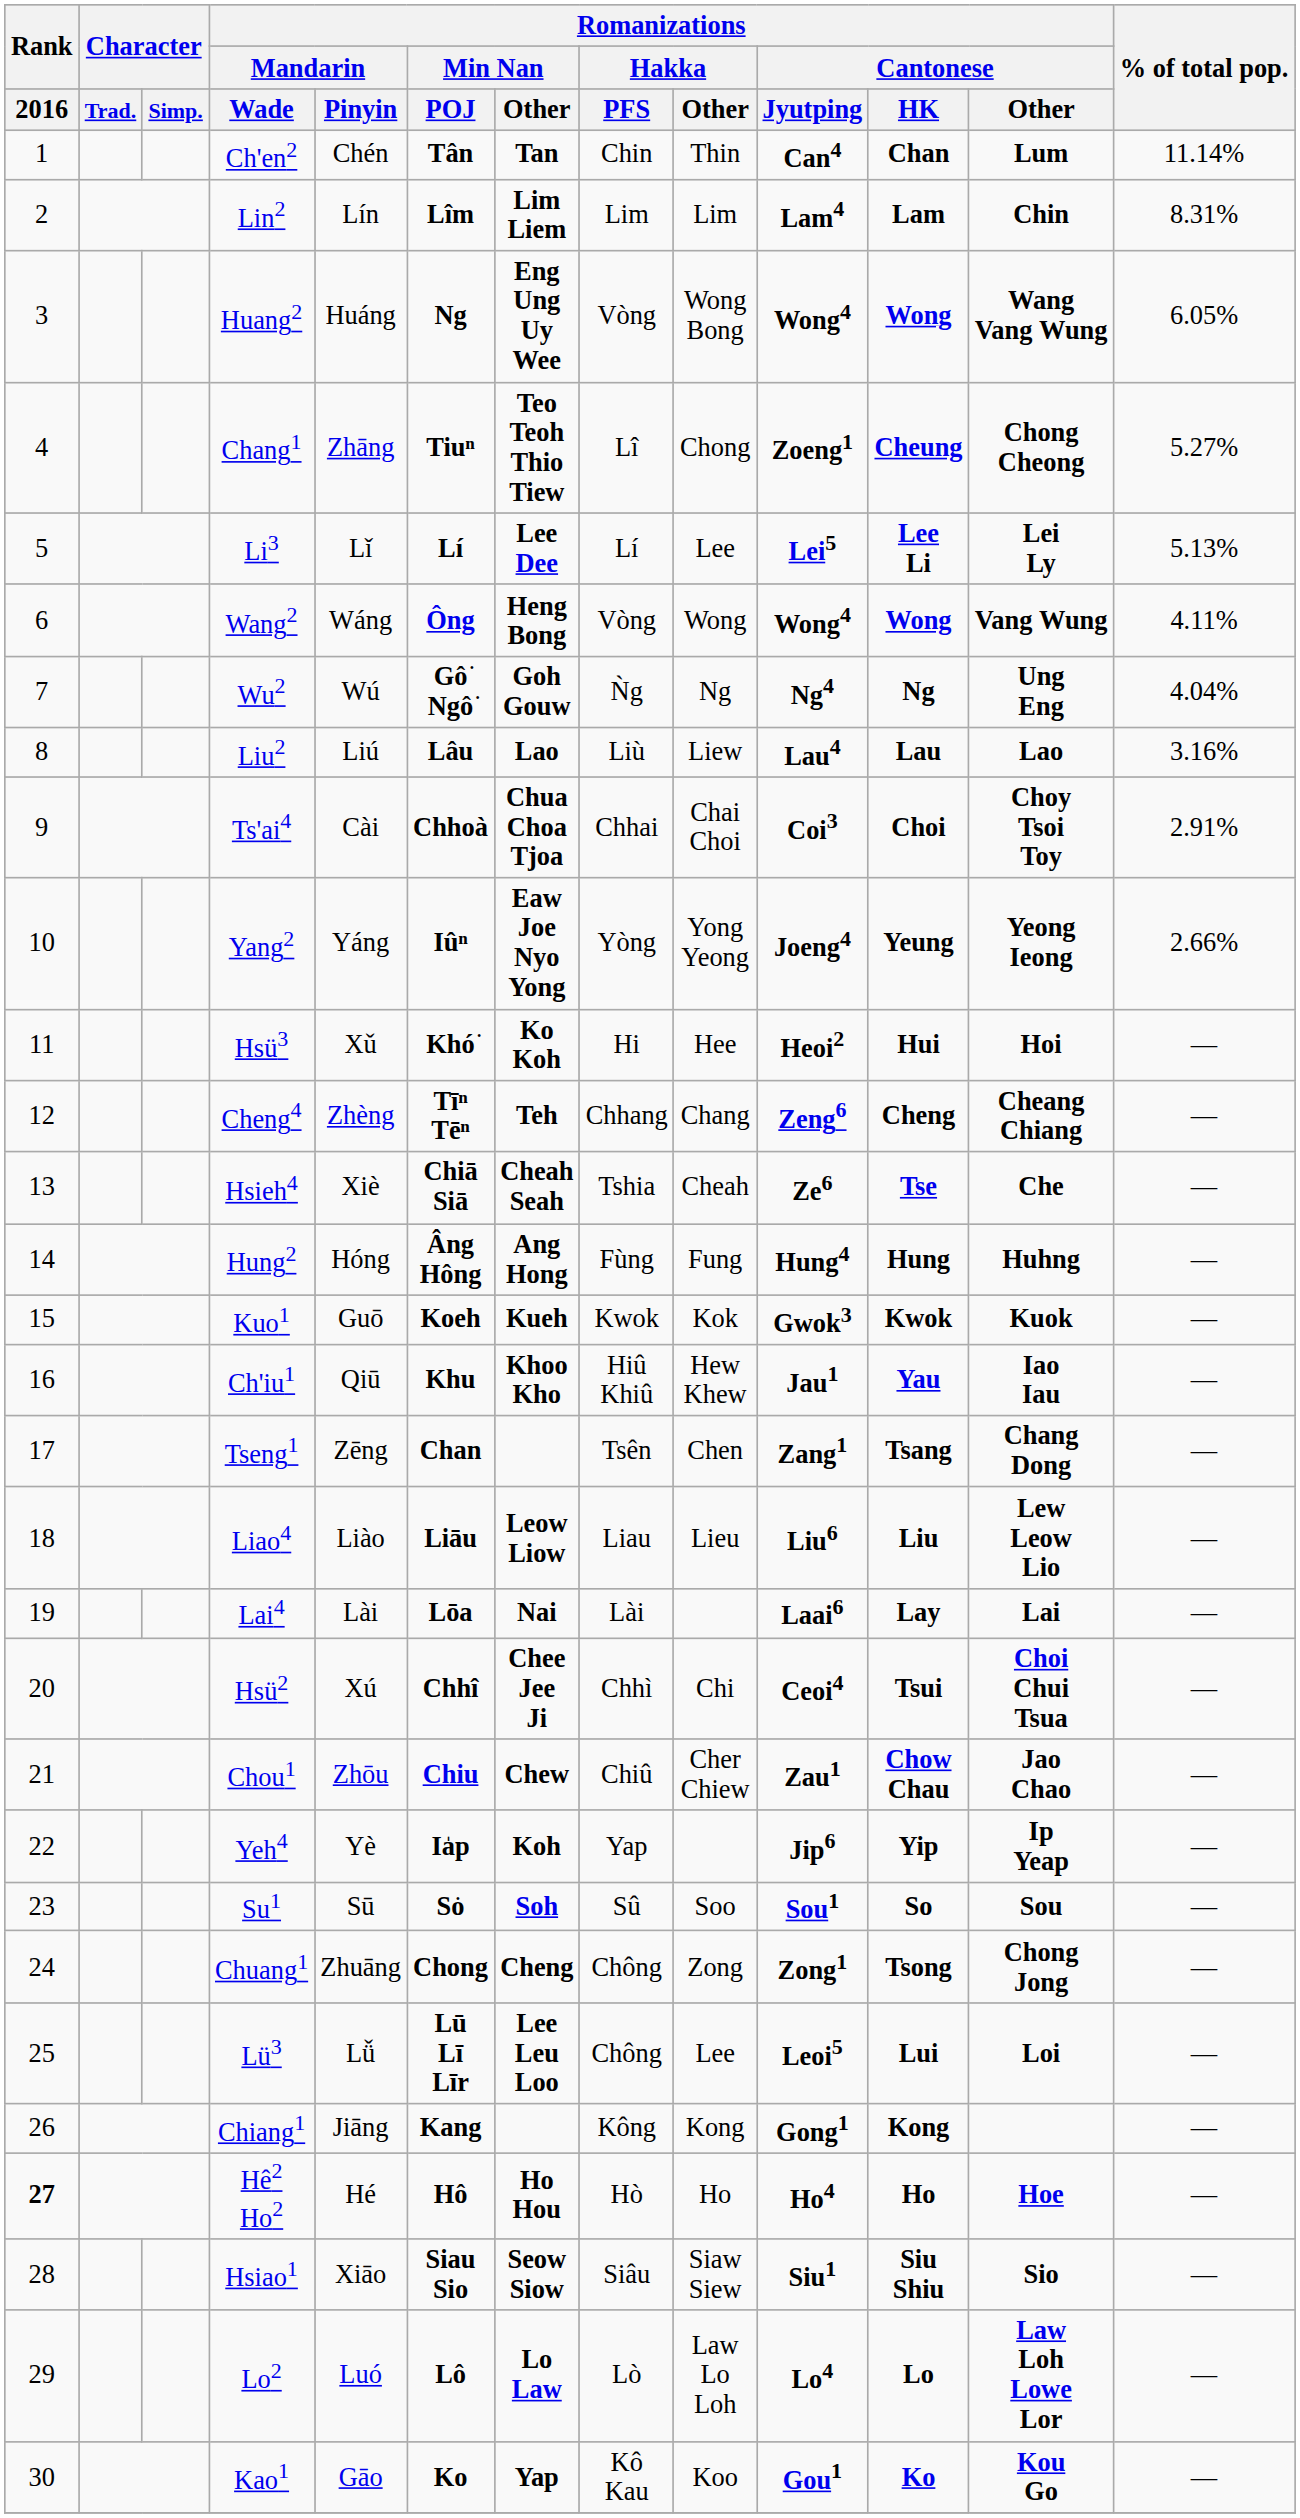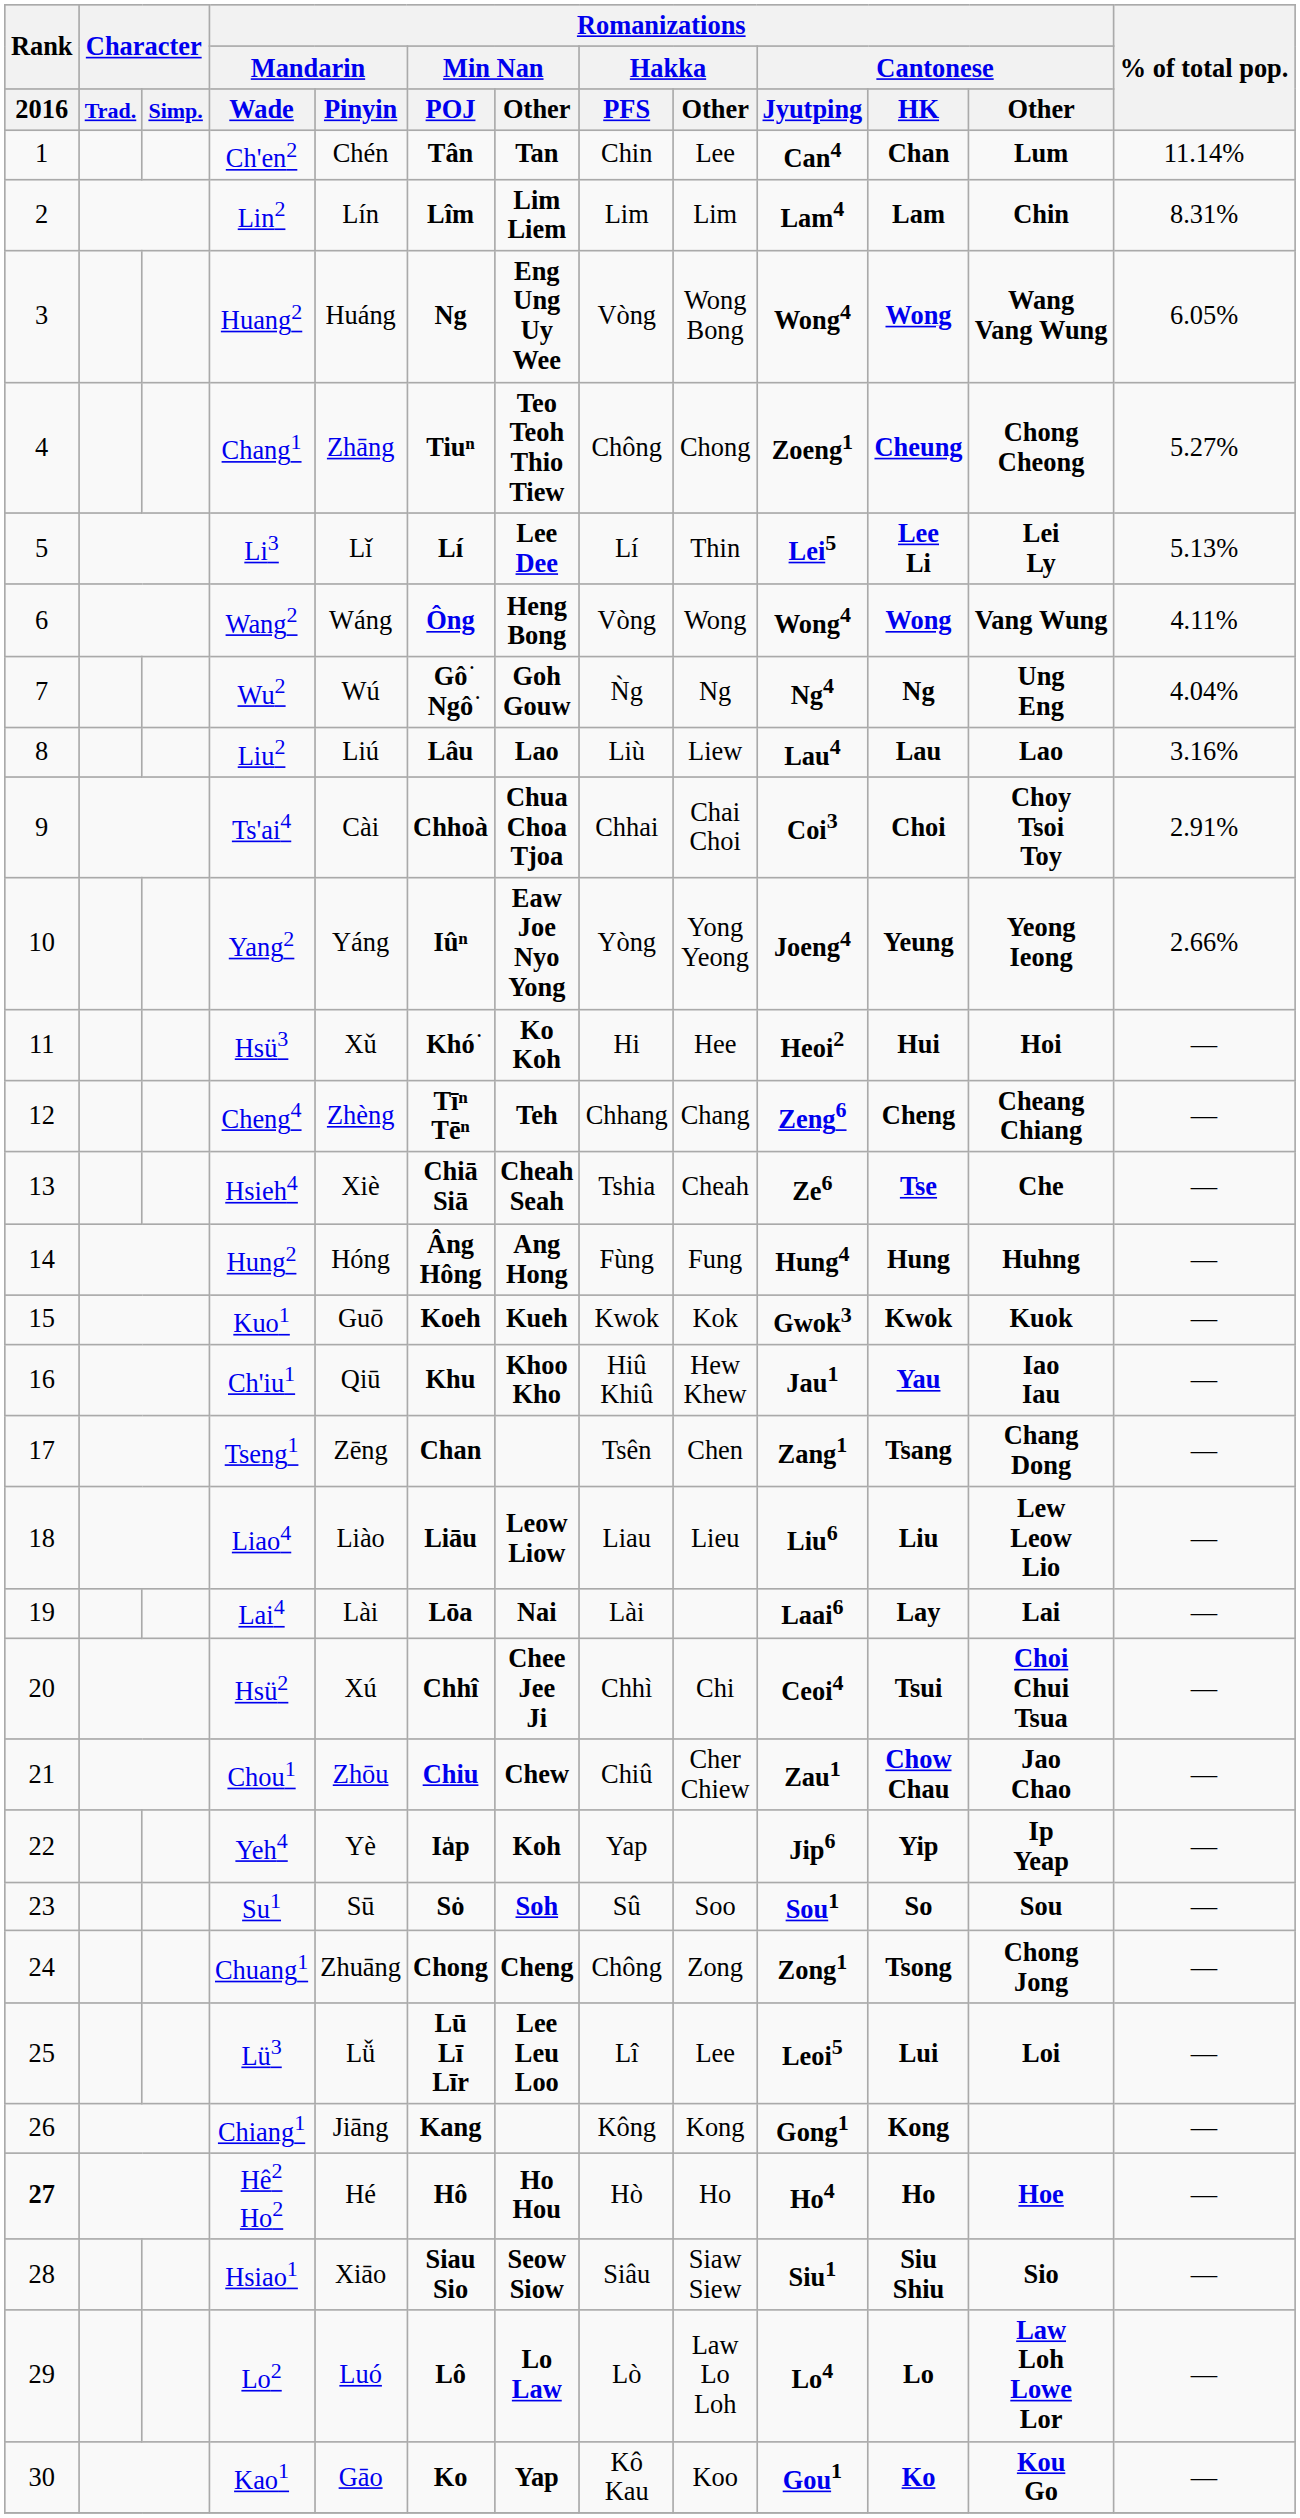(715, 154) Thin -> (715, 154) Lee
(627, 447) Lî -> (627, 447) Chông
(715, 548) Lee -> (715, 548) Thin
(627, 2052) Chông -> (627, 2052) Lî
